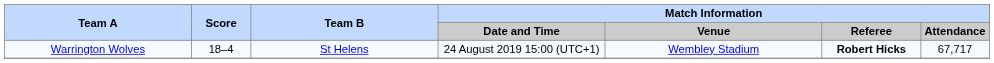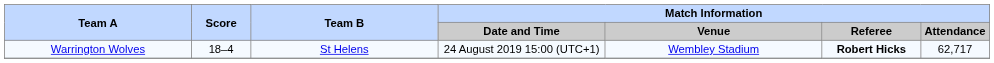(955, 49) 67,717 -> (955, 49) 62,717
